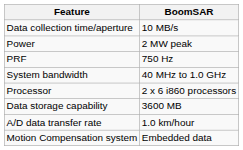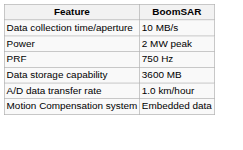- row: (47, 75)
- row: (29, 91)
